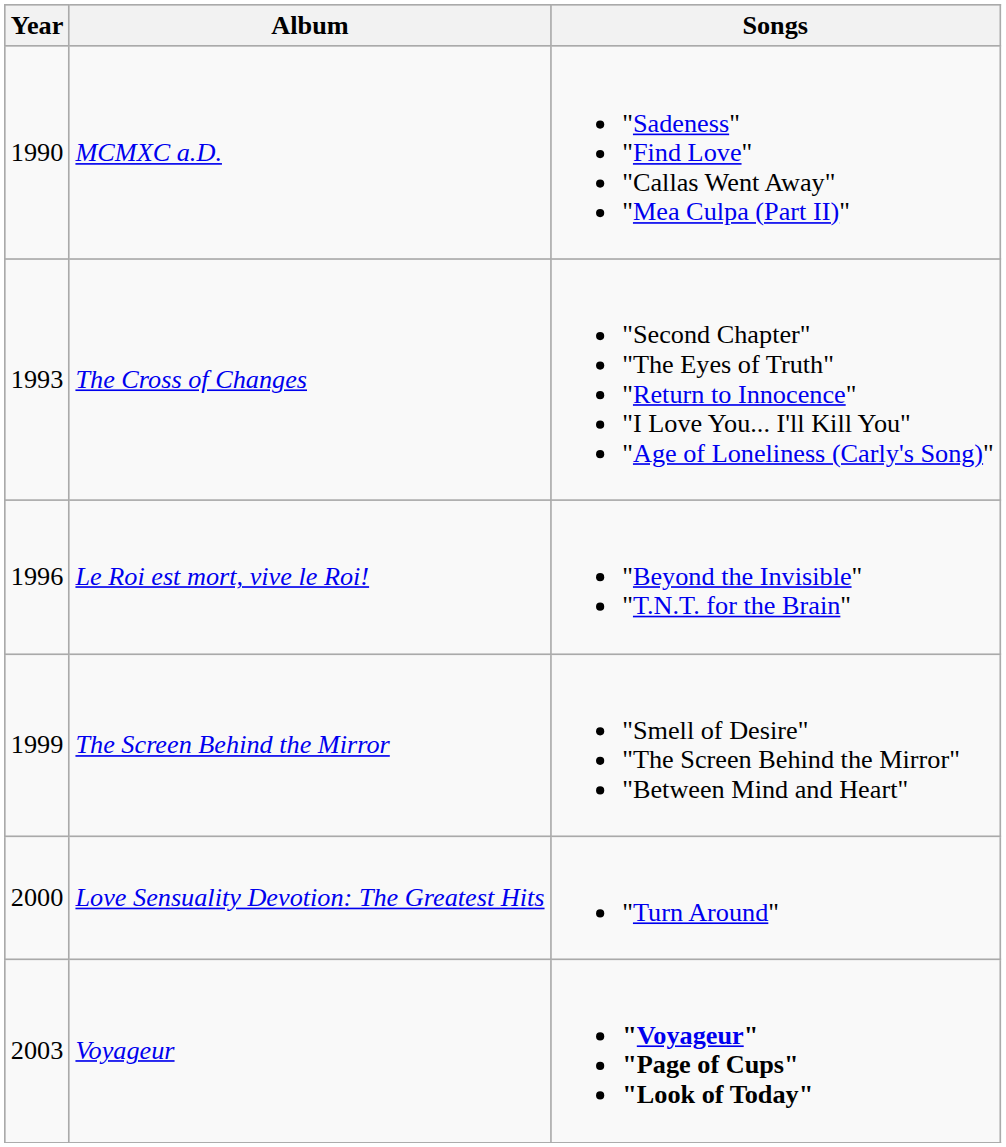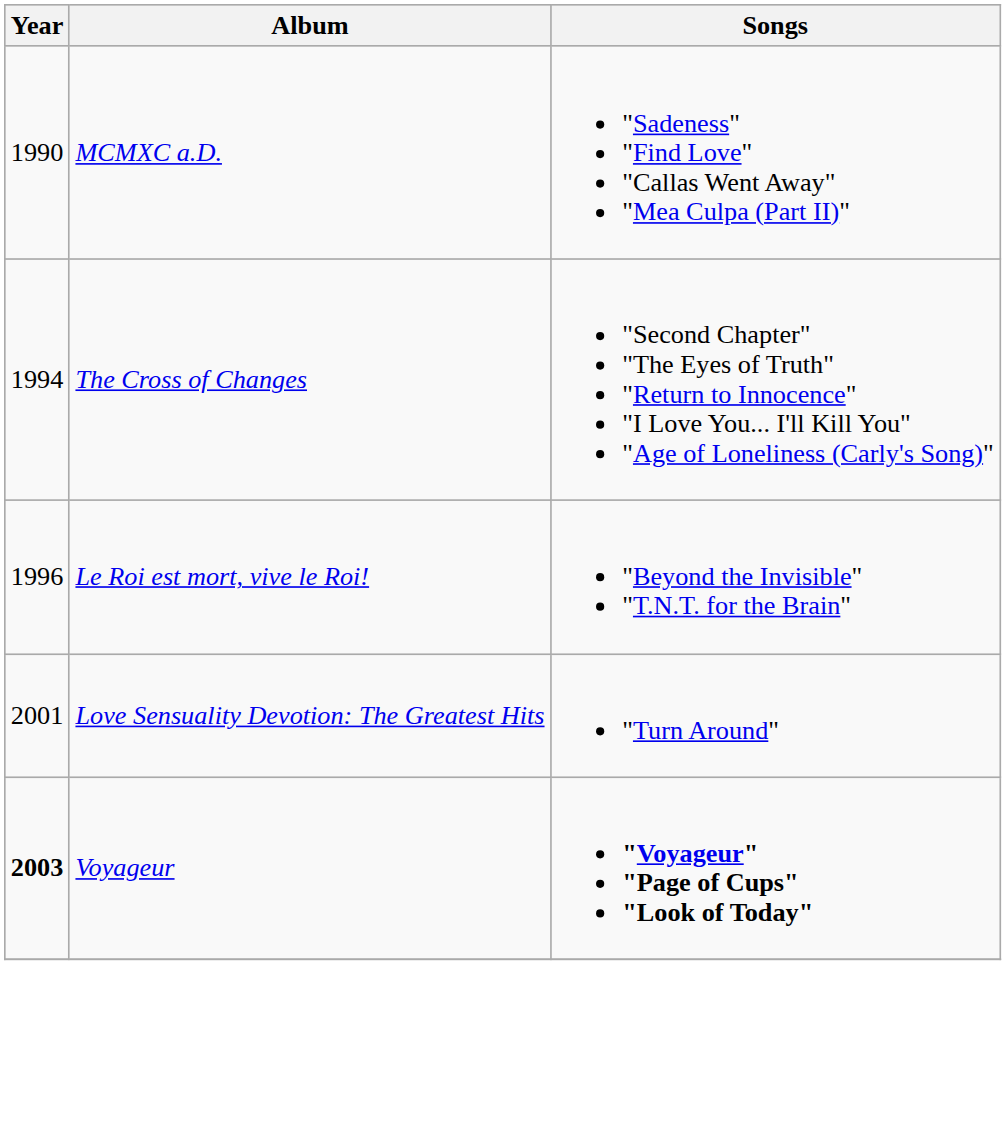(37, 379) 1993 -> (37, 379) 1994
- row: (233, 744)
(37, 897) 2000 -> (37, 714) 2001
(37, 1050) normal -> (37, 868) bold
